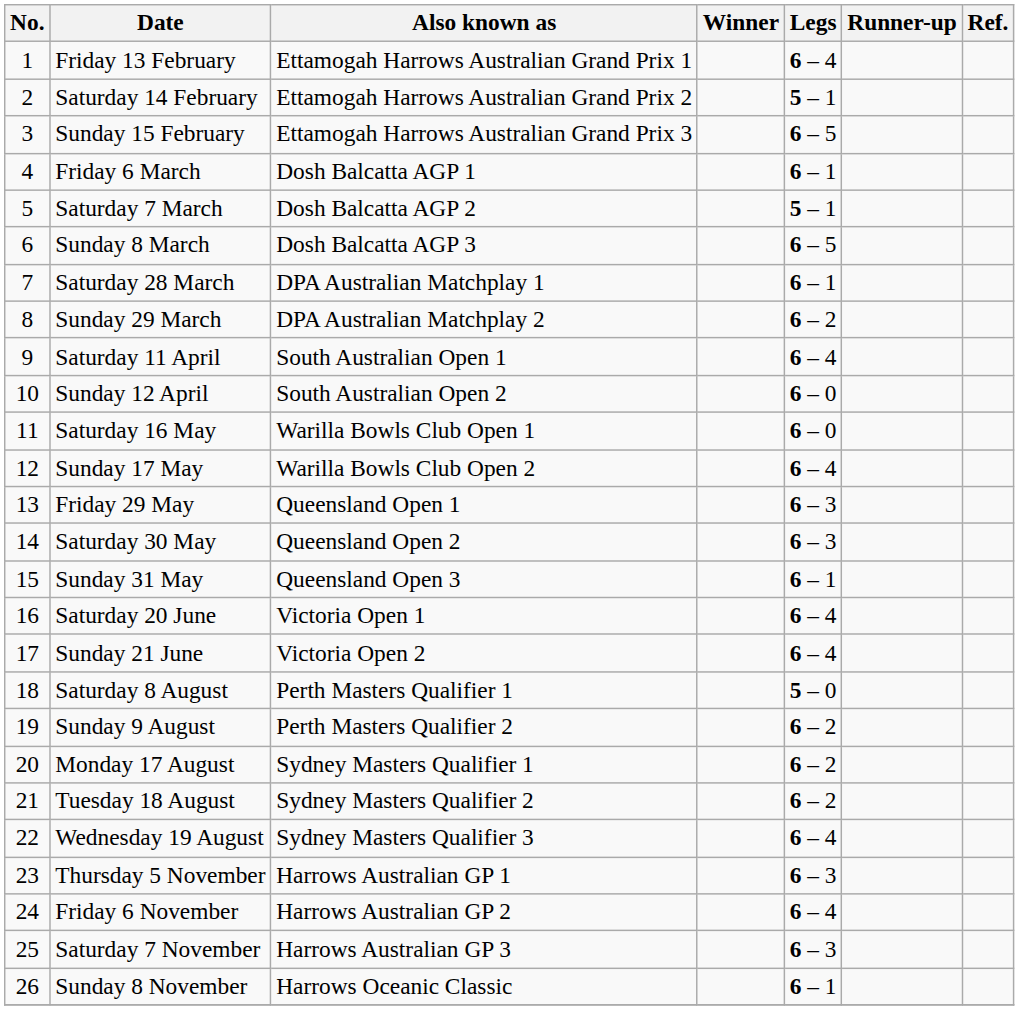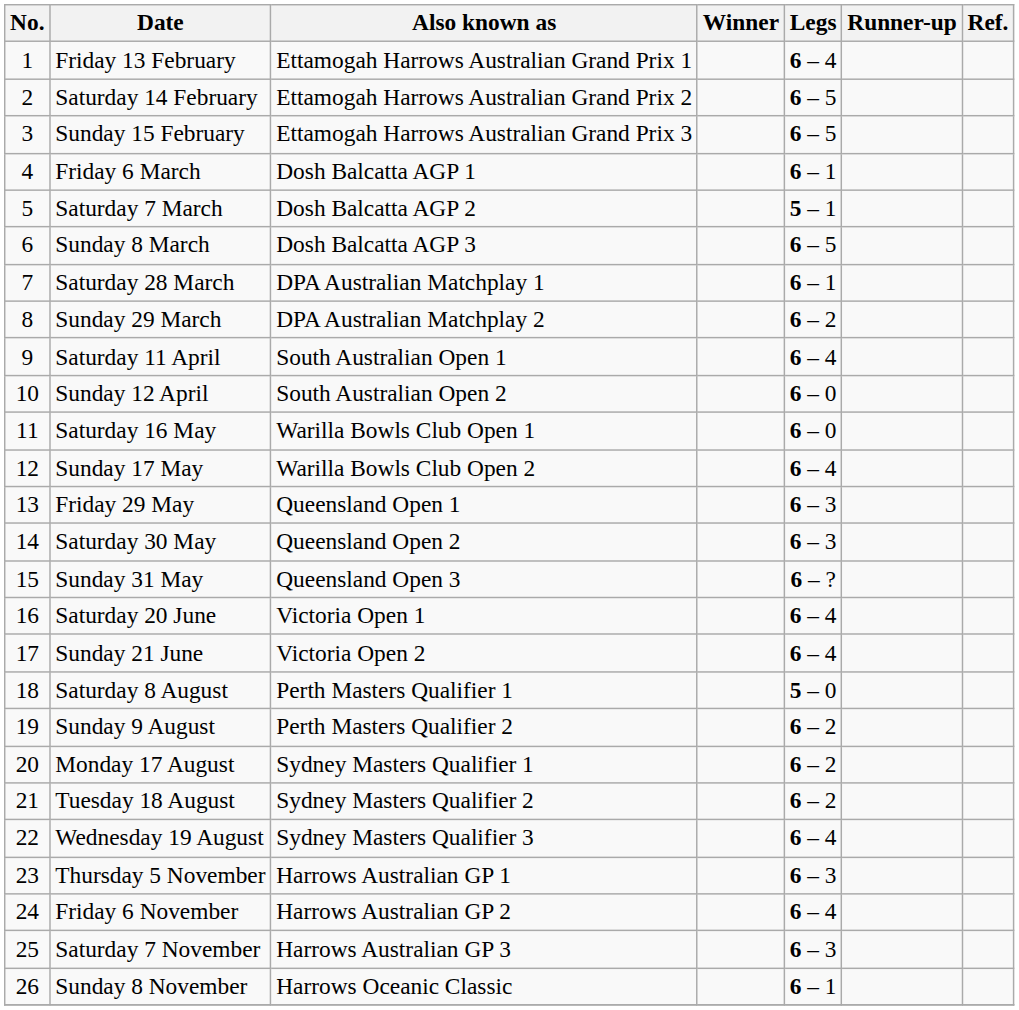(813, 97) 5 – 1 -> (813, 97) 6 – 5
(813, 578) 6 – 1 -> (813, 578) 6 – ?
